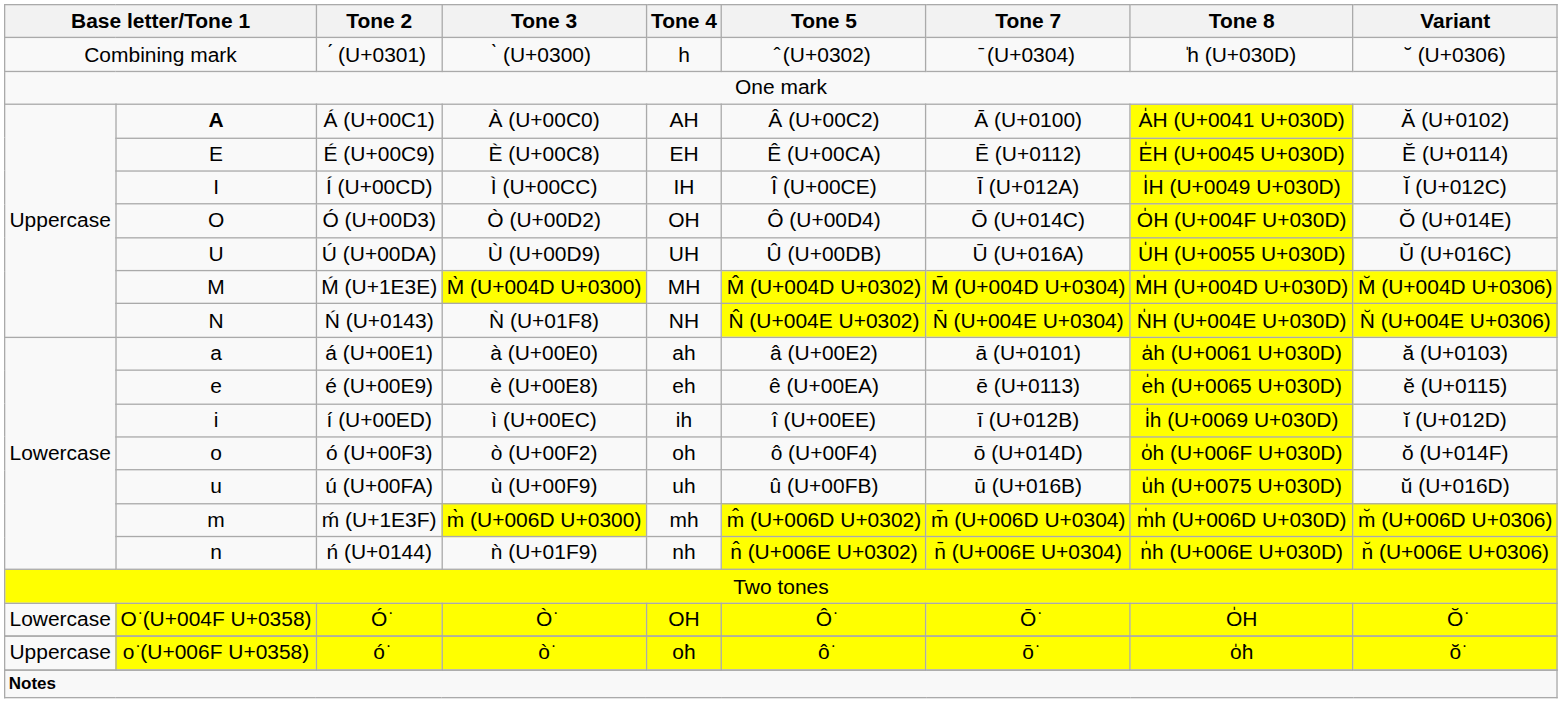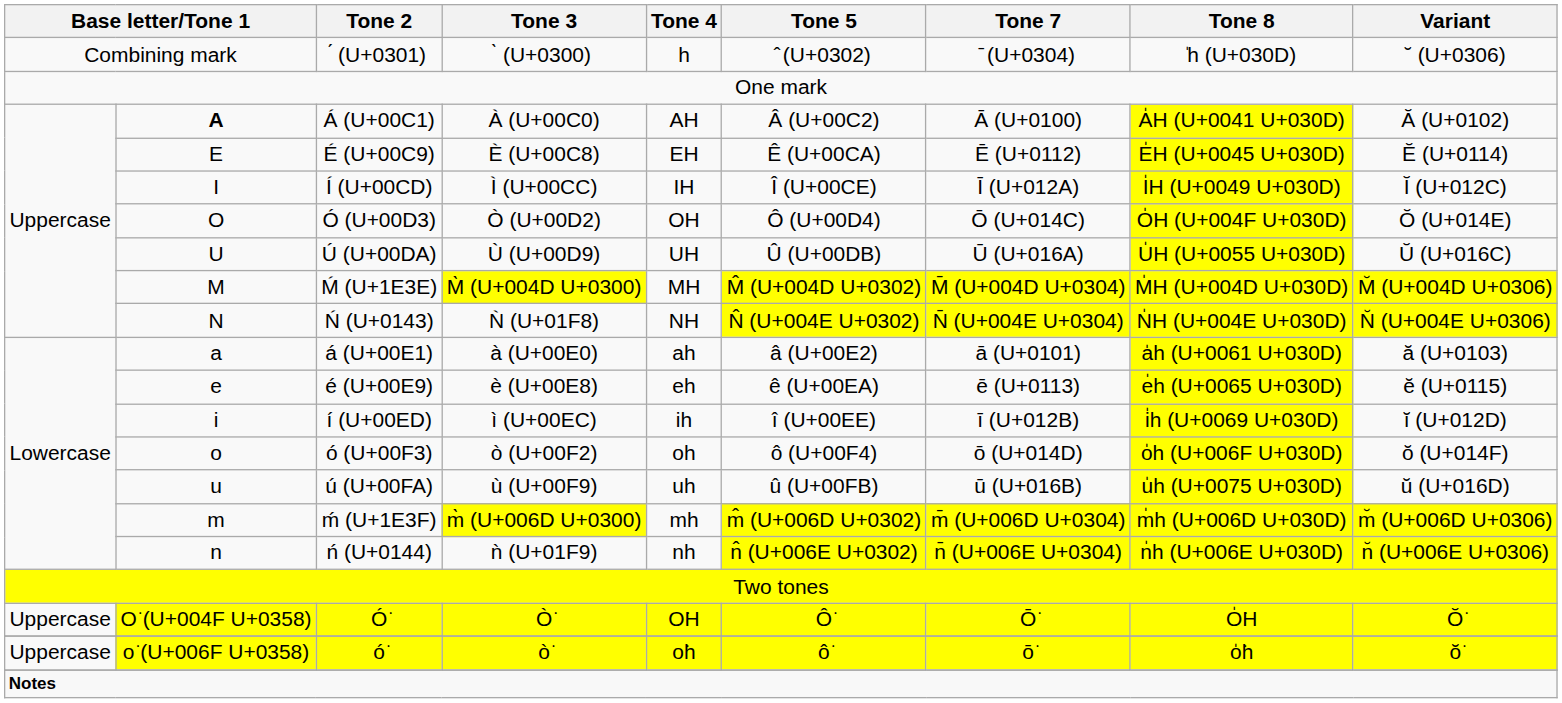(60, 619) Lowercase -> (60, 619) Uppercase
